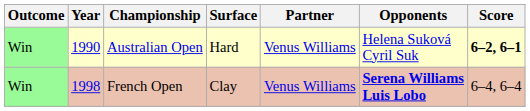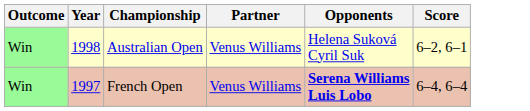- column: (233, 16)
(86, 47) 1990 -> (86, 47) 1998
(496, 47) bold -> (442, 47) normal
(86, 86) 1998 -> (86, 86) 1997
